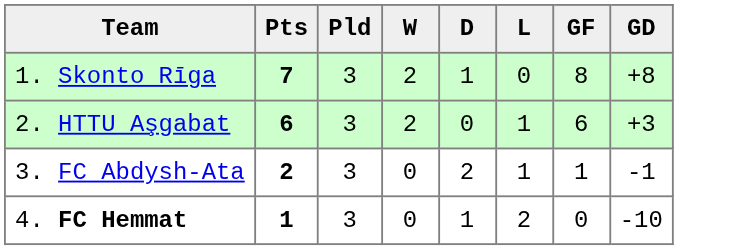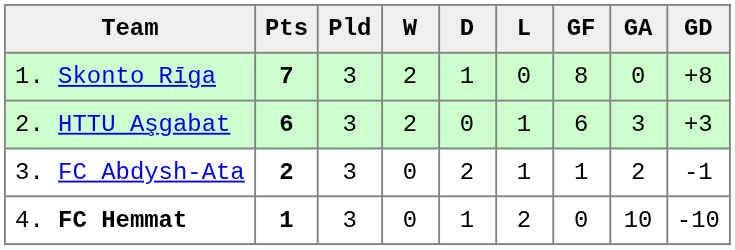+ column: (638, 29)
